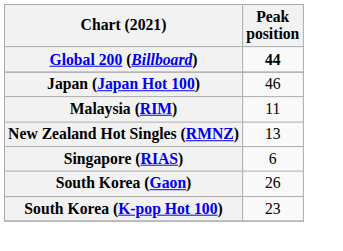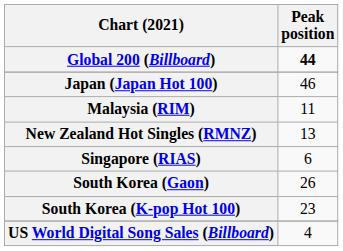+ row: (141, 233)
